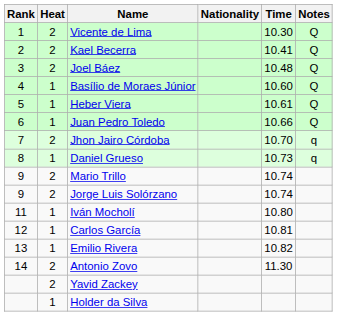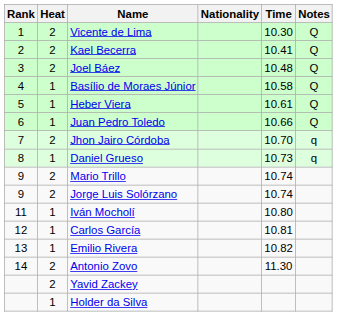(279, 86) 10.60 -> (279, 86) 10.58
